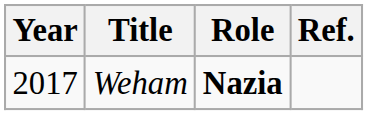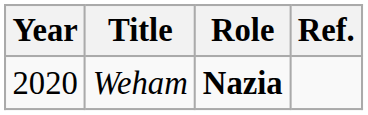(45, 82) 2017 -> (45, 82) 2020
